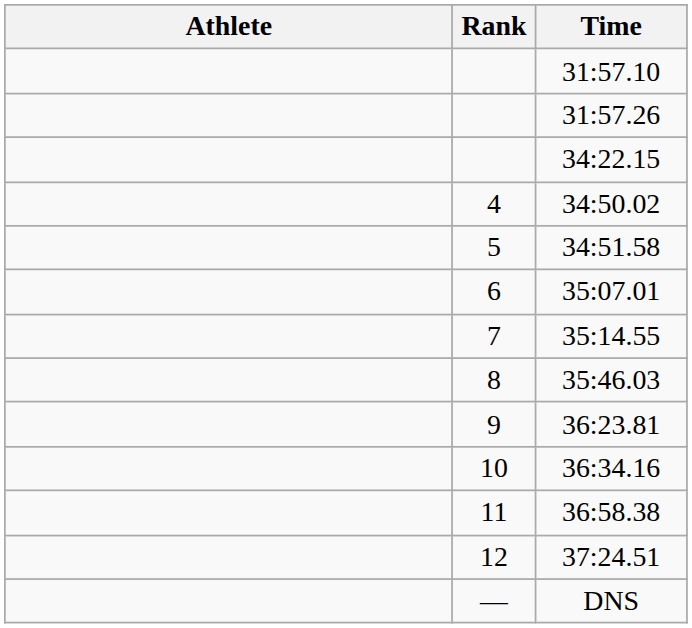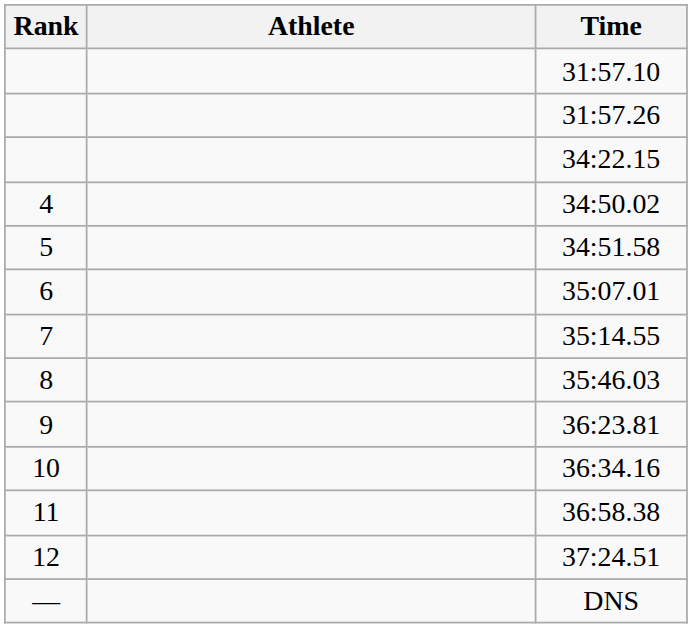columns swapped: (494, 26) <-> (229, 26)
